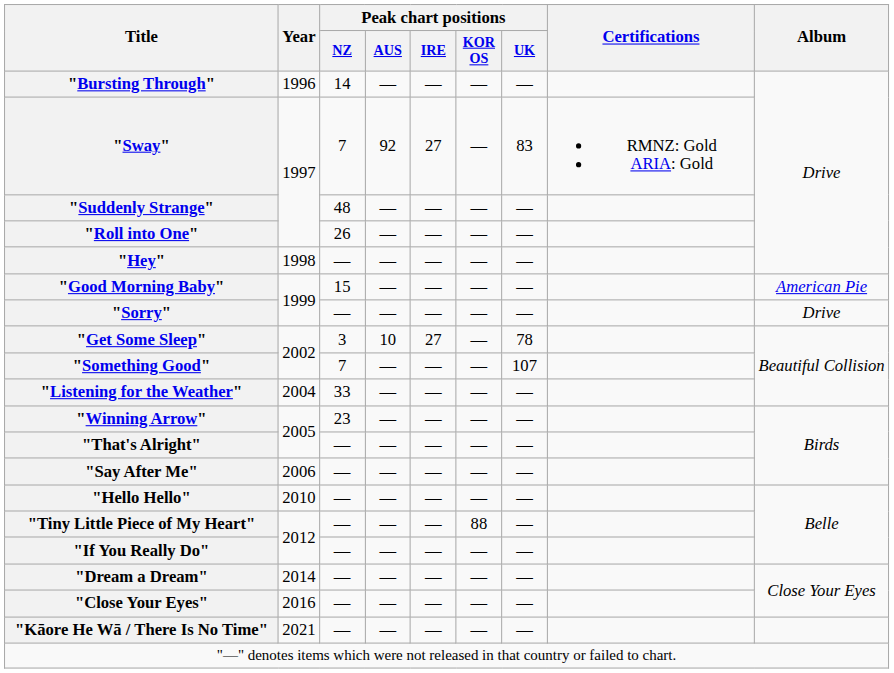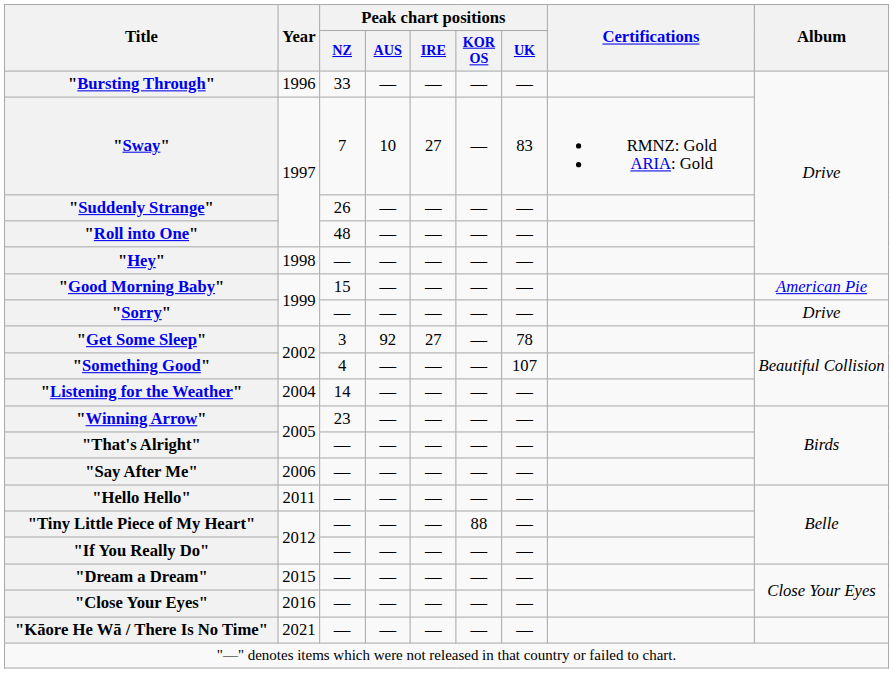(342, 84) 14 -> (342, 84) 33
(388, 145) 92 -> (388, 145) 10
(342, 207) 48 -> (342, 207) 26
(342, 233) 26 -> (342, 233) 48
(388, 339) 10 -> (388, 339) 92
(342, 365) 7 -> (342, 365) 4
(342, 392) 33 -> (342, 392) 14
(299, 497) 2010 -> (299, 497) 2011
(299, 577) 2014 -> (299, 577) 2015
